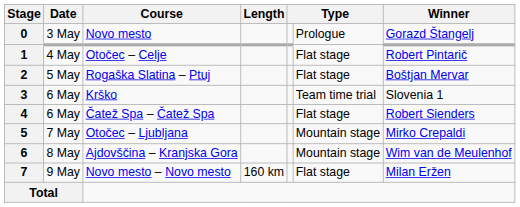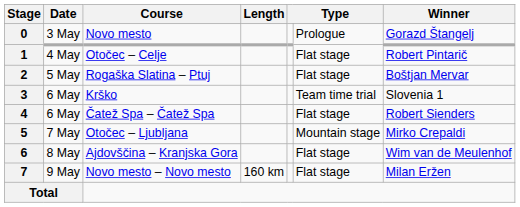(338, 153) Mountain stage -> (323, 153) Flat stage
